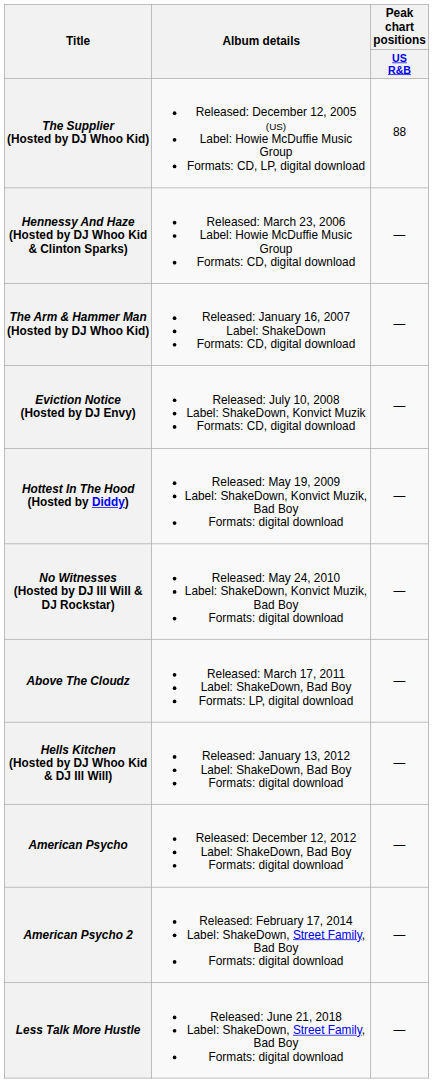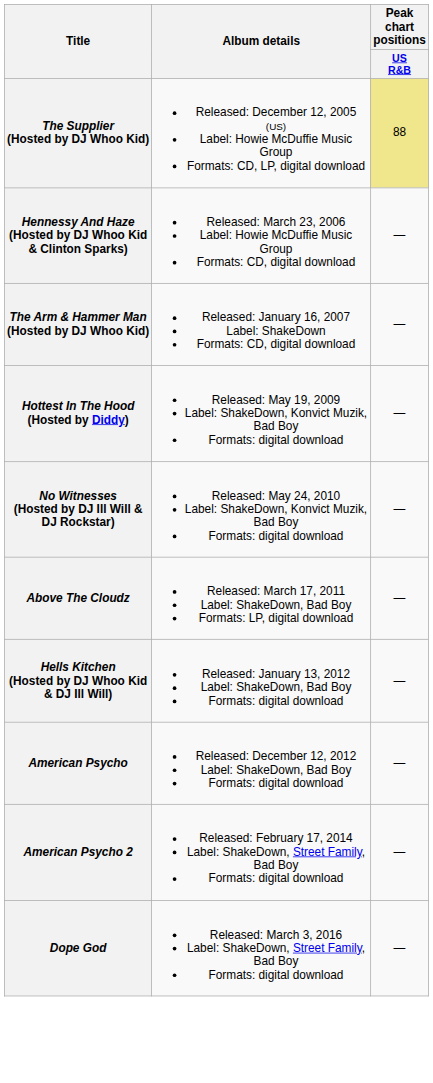(400, 133) no background -> (400, 133) khaki background
- row: (78, 407)
+ row: (78, 948)
- row: (78, 1030)
